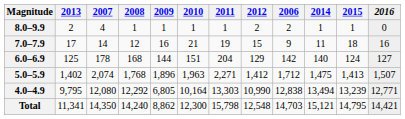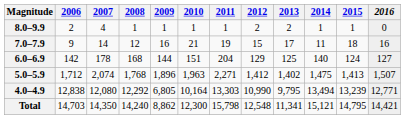columns swapped: (289, 12) <-> (71, 12)
